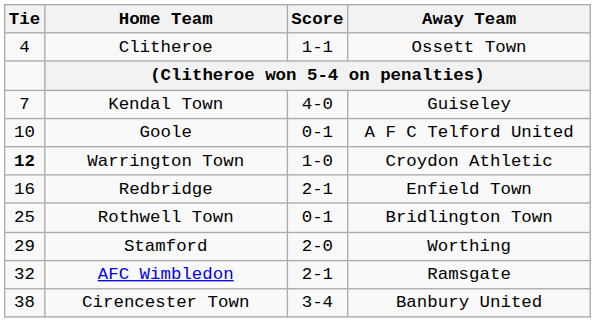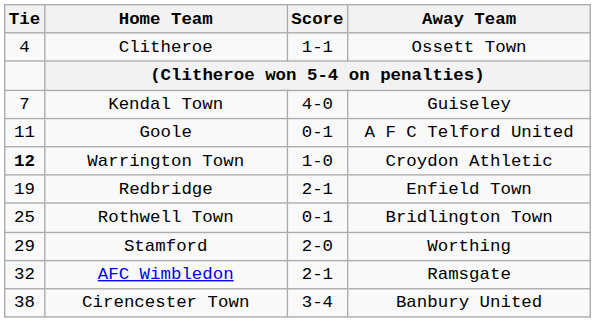(24, 132) 10 -> (24, 132) 11
(24, 189) 16 -> (24, 189) 19
